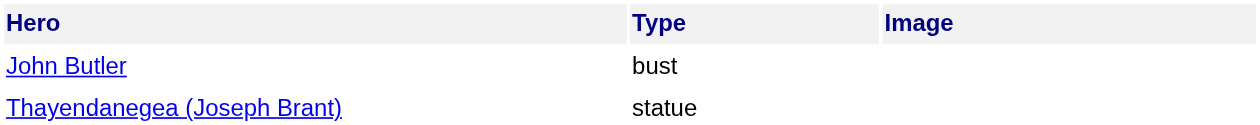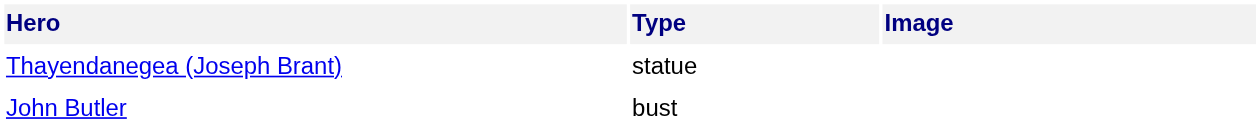rows swapped: (174, 108) <-> (66, 65)
